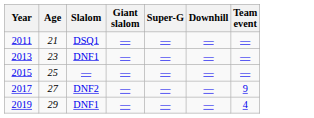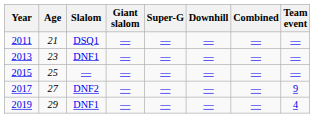+ column: (256, 18)
